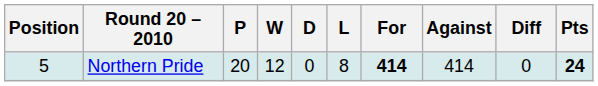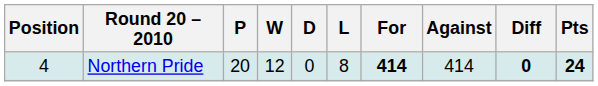(44, 66) 5 -> (44, 66) 4
(526, 66) normal -> (526, 66) bold
